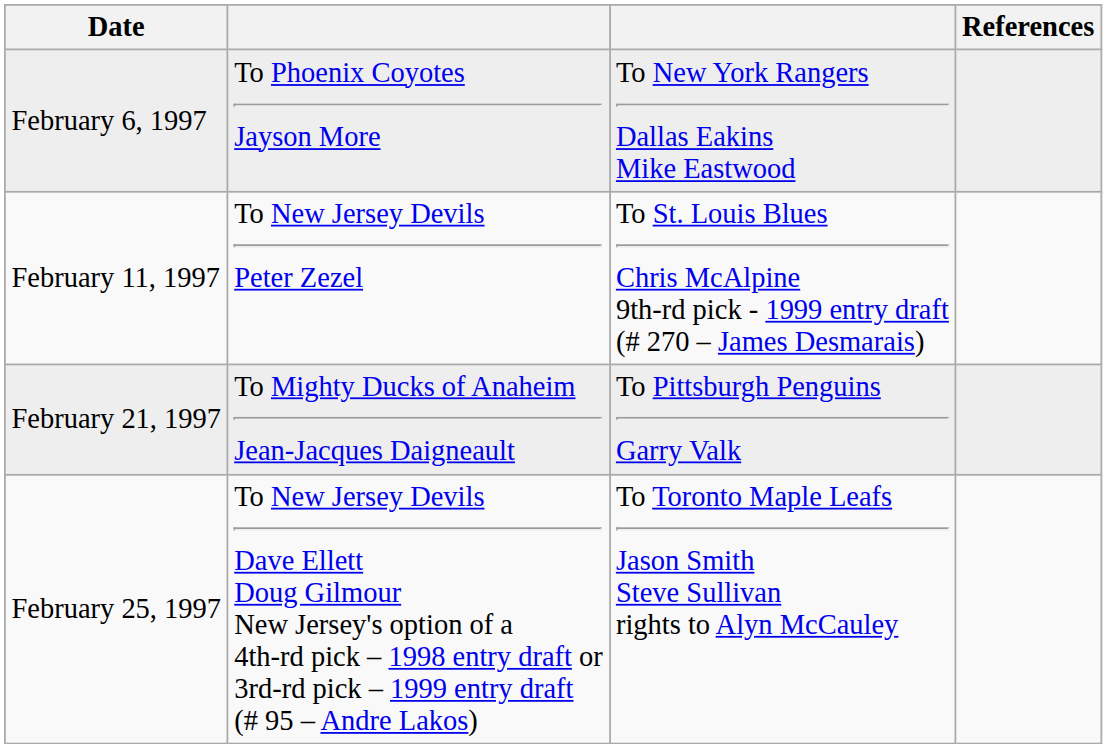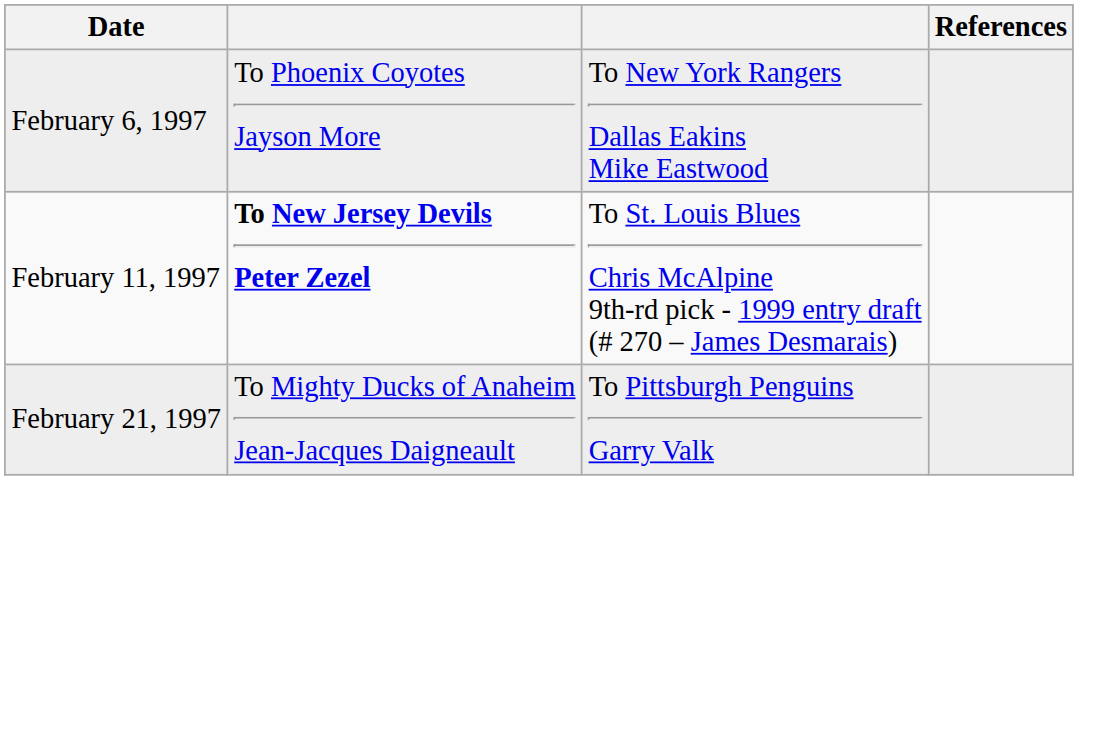(418, 245) normal -> (405, 245) bold
- row: (116, 608)
